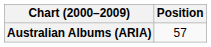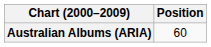(180, 32) 57 -> (180, 32) 60
